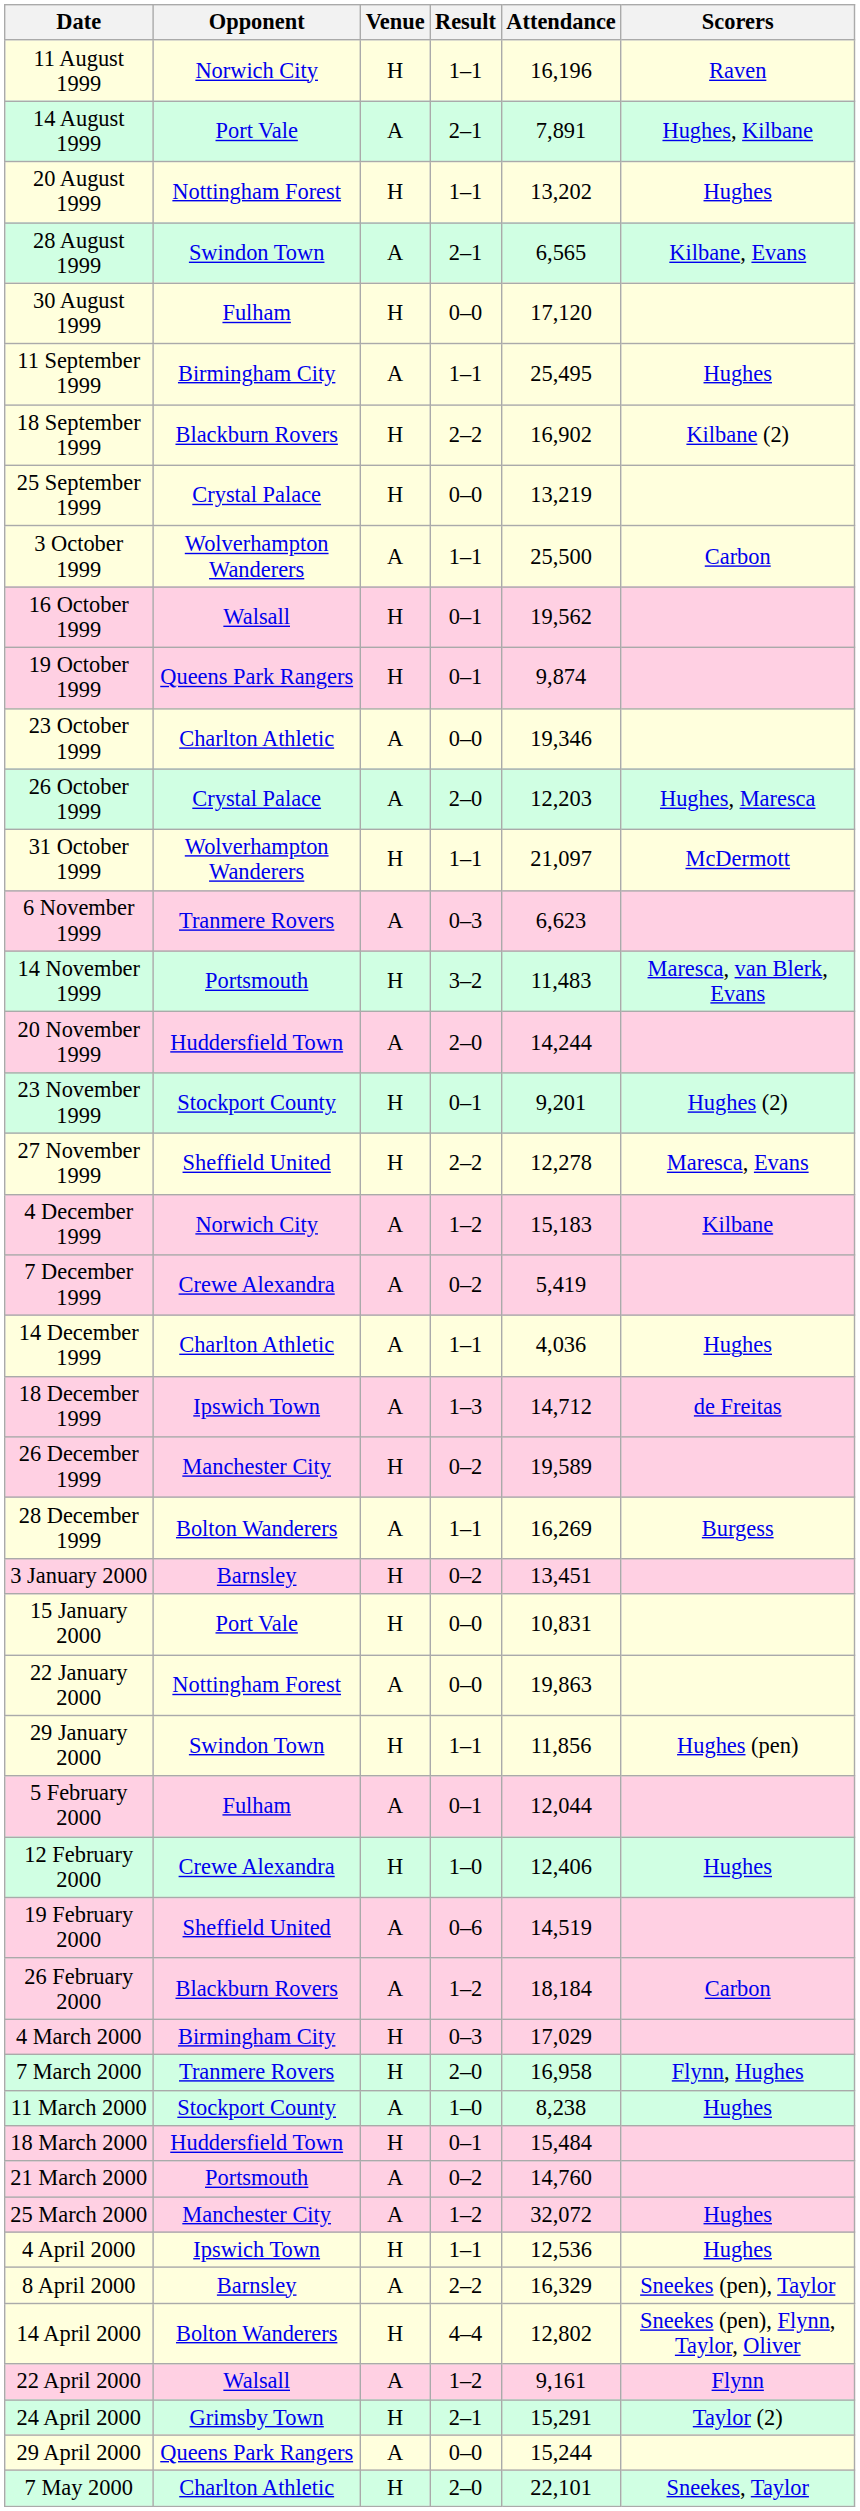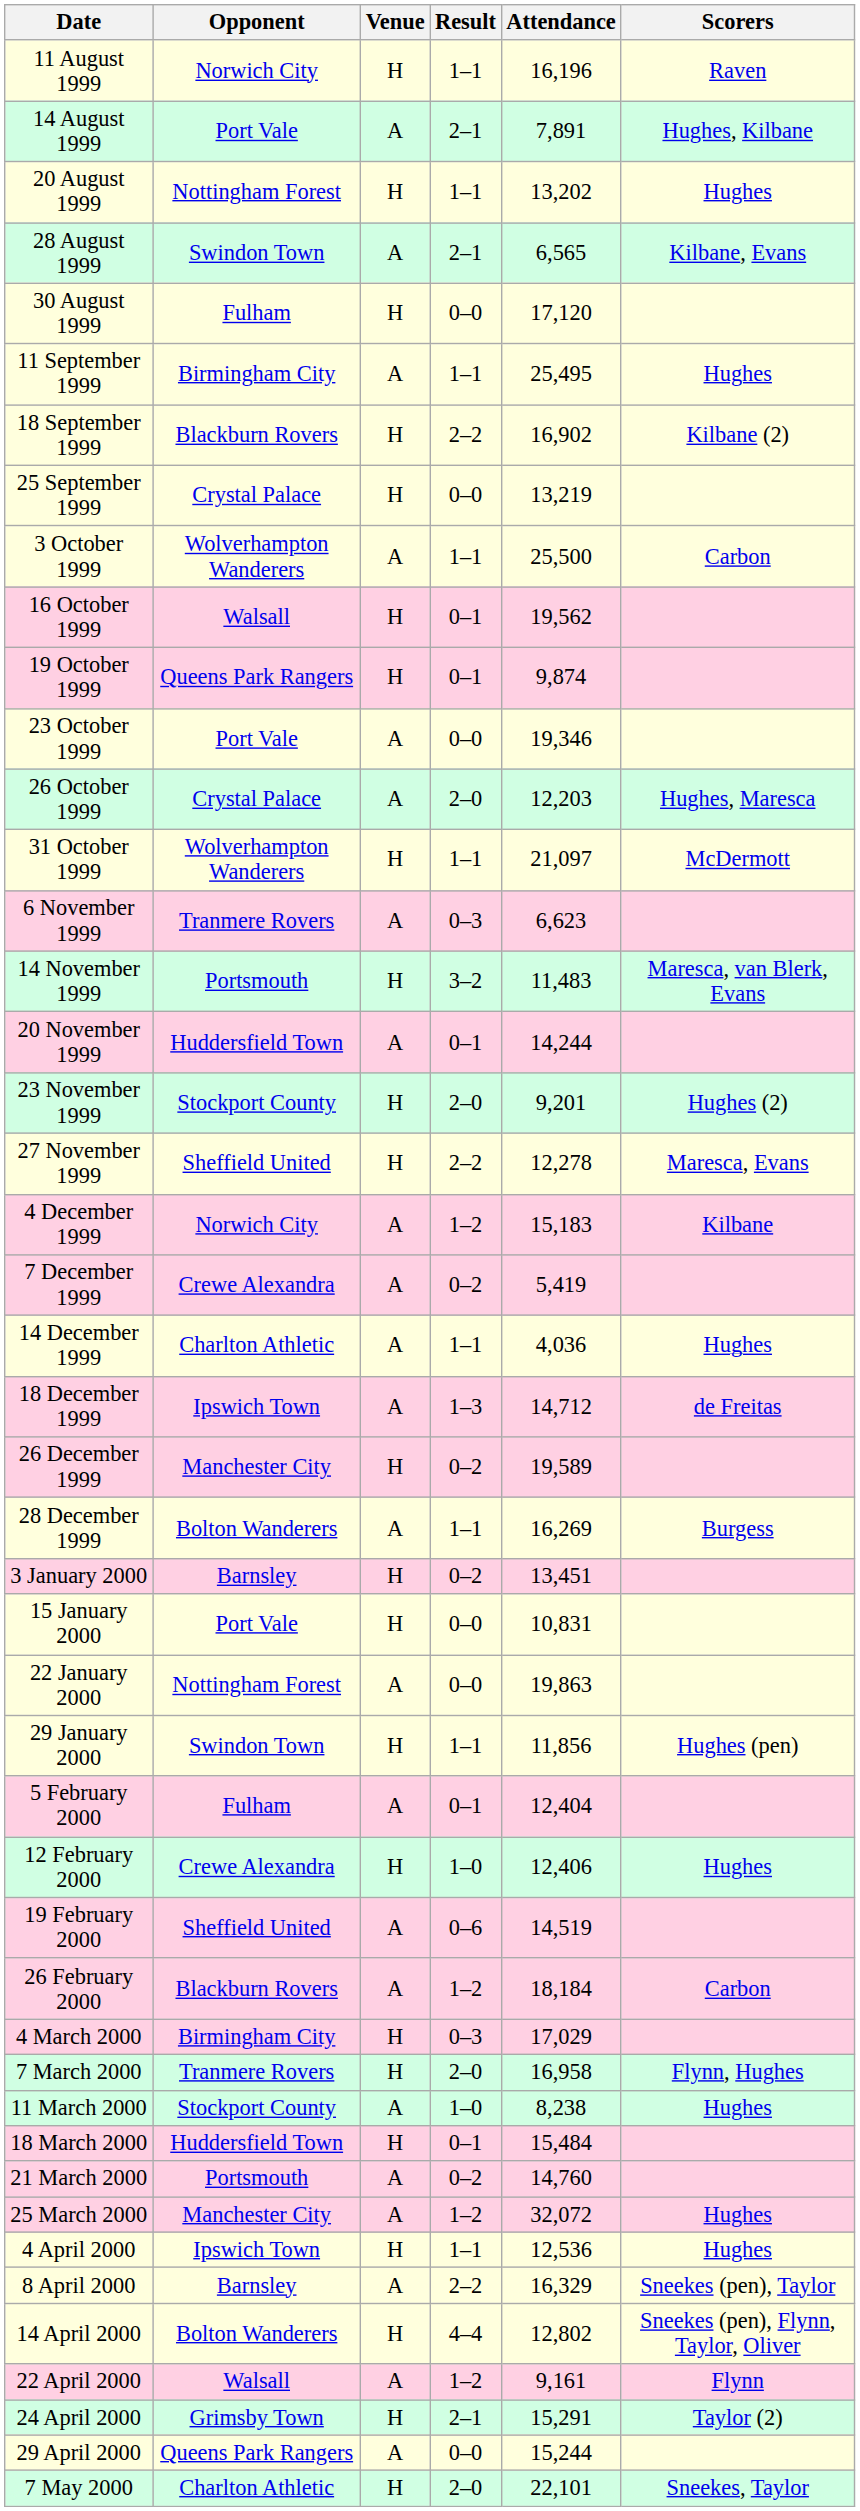(257, 738) Charlton Athletic -> (257, 738) Port Vale
(465, 1041) 2–0 -> (465, 1041) 0–1
(465, 1102) 0–1 -> (465, 1102) 2–0
(561, 1806) 12,044 -> (561, 1806) 12,404
